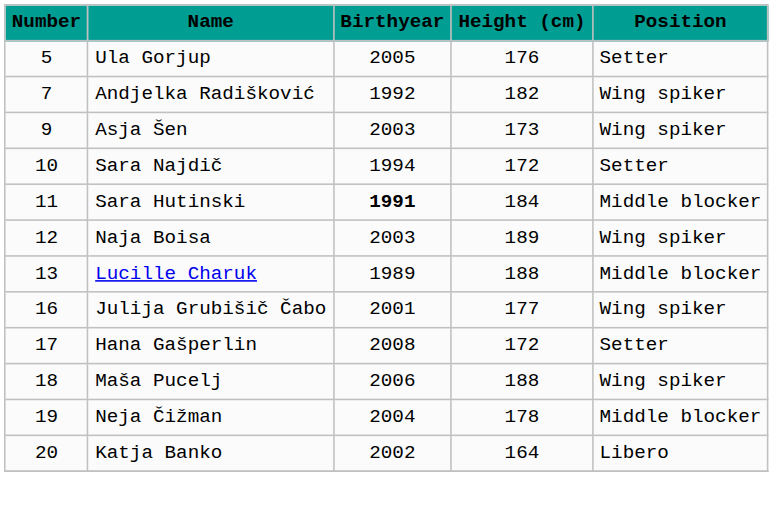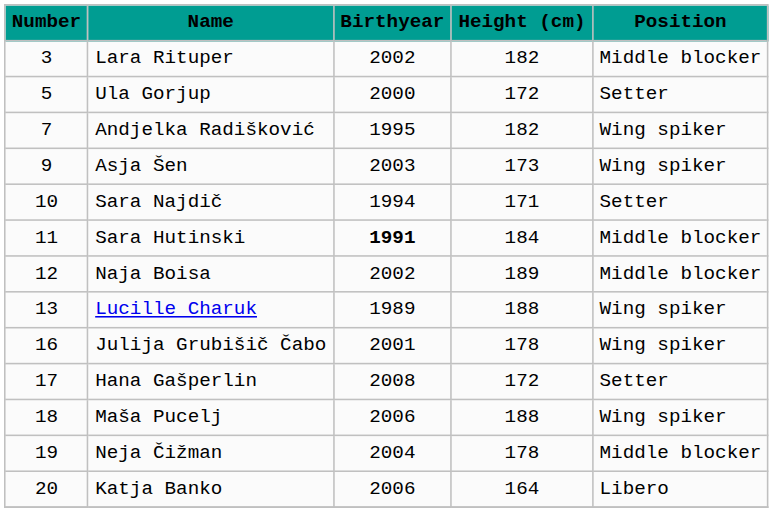+ row: (165, 59)
(392, 59) 2005 -> (392, 94) 2000
(522, 59) 176 -> (522, 94) 172
(392, 94) 1992 -> (392, 130) 1995
(522, 166) 172 -> (522, 202) 171
(392, 238) 2003 -> (392, 274) 2002
(663, 238) Wing spiker -> (680, 274) Middle blocker
(680, 274) Middle blocker -> (663, 310) Wing spiker
(522, 310) 177 -> (522, 346) 178
(392, 453) 2002 -> (392, 489) 2006
